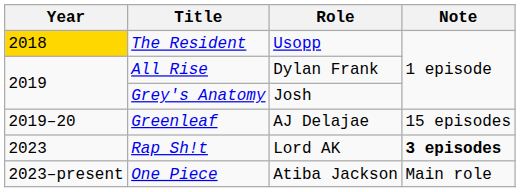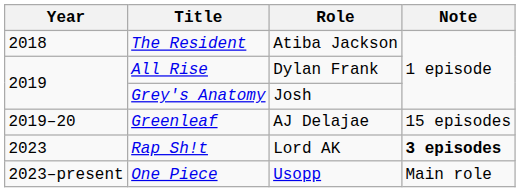(28, 44) gold background -> (28, 44) no background
(297, 44) Usopp -> (336, 44) Atiba Jackson
(336, 174) Atiba Jackson -> (297, 174) Usopp
